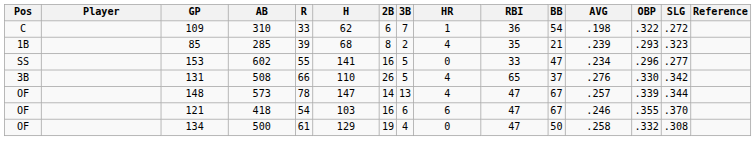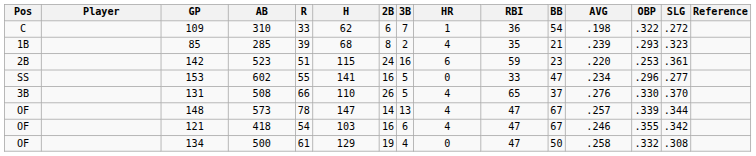+ row: (195, 62)
(676, 78) .342 -> (676, 95) .370
(447, 111) 6 -> (447, 127) 4
(676, 111) .370 -> (676, 127) .342
